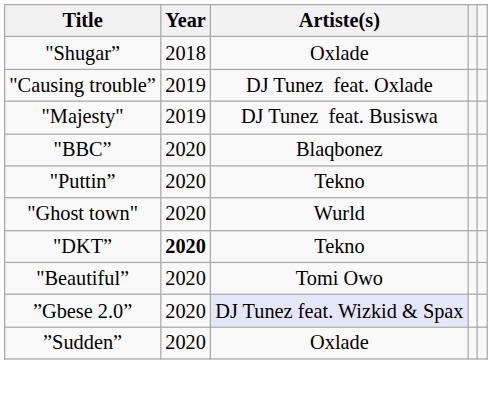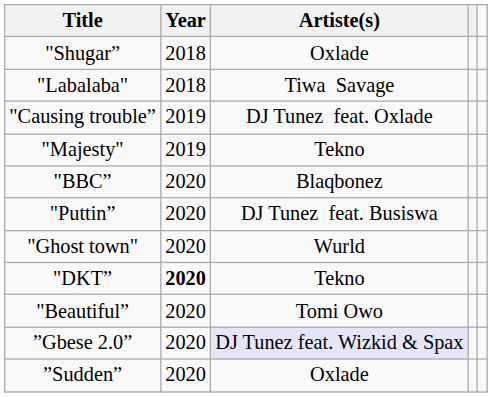+ row: (83, 85)
(339, 117) DJ Tunez feat. Busiswa -> (339, 149) Tekno
(339, 181) Tekno -> (339, 213) DJ Tunez feat. Busiswa
